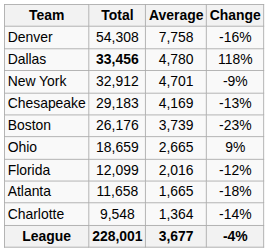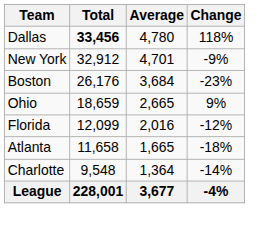- row: (30, 37)
- row: (47, 103)
(176, 125) 3,739 -> (157, 81) 3,684
